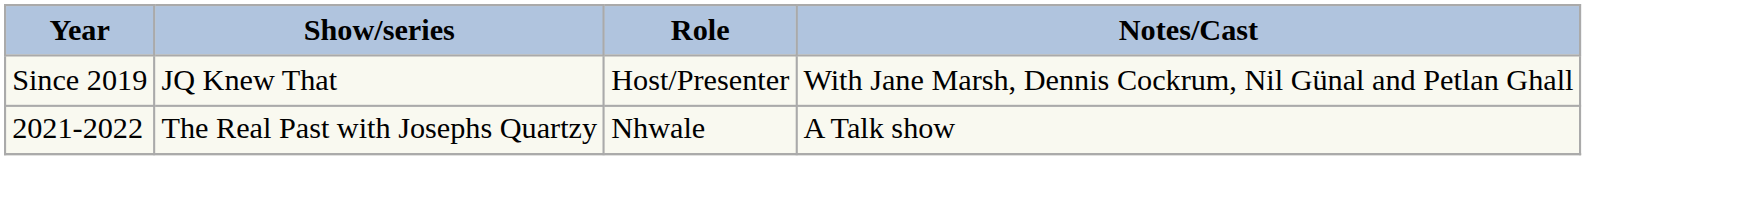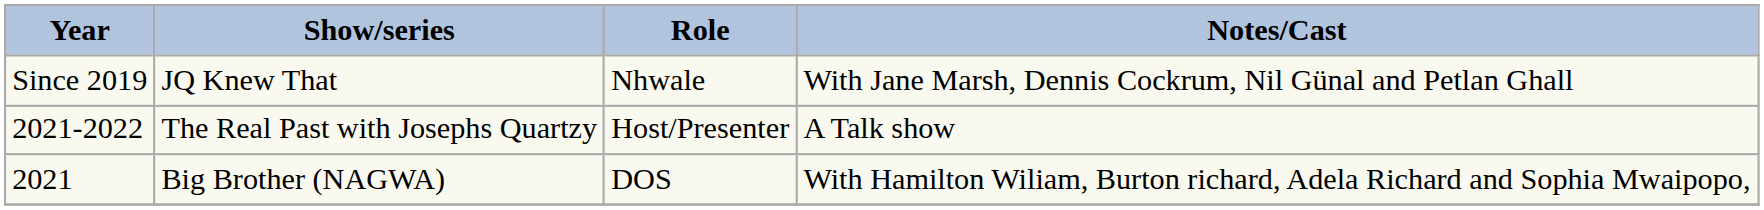(700, 79) Host/Presenter -> (658, 79) Nhwale
(658, 129) Nhwale -> (700, 129) Host/Presenter
+ row: (303, 179)
